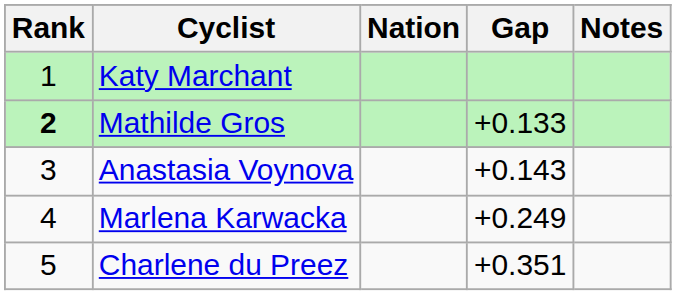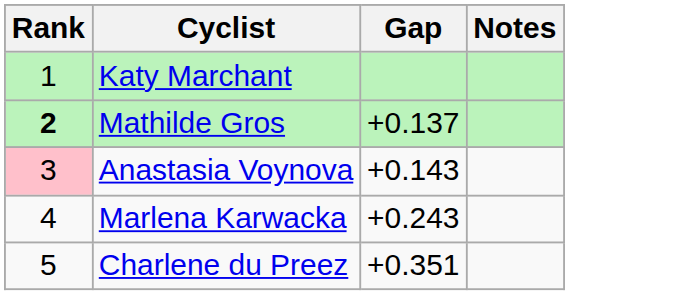- column: (414, 28)
(520, 123) +0.133 -> (413, 123) +0.137
(48, 170) no background -> (48, 170) pink background
(520, 218) +0.249 -> (413, 218) +0.243
